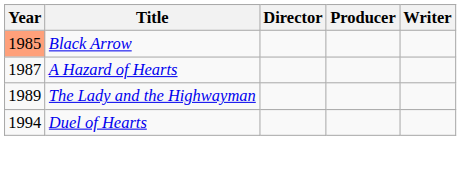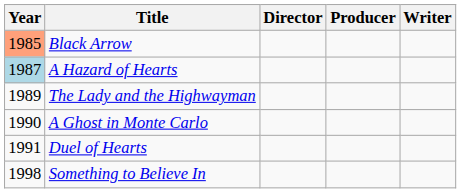(25, 69) no background -> (25, 69) lightblue background
+ row: (128, 122)
(25, 122) 1994 -> (25, 148) 1991
+ row: (127, 174)
